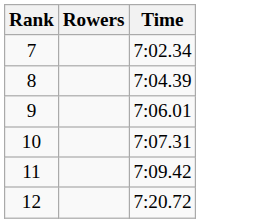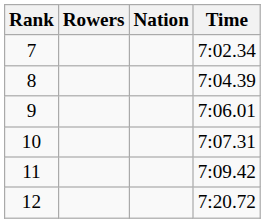+ column: (161, 19)
